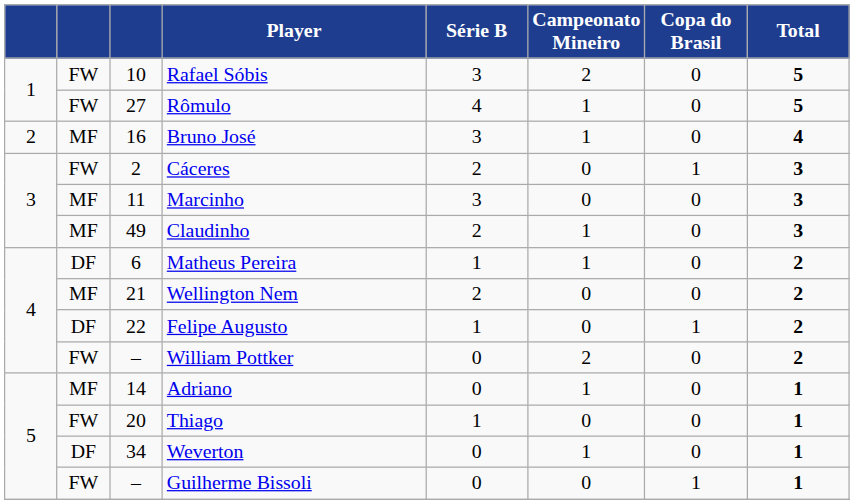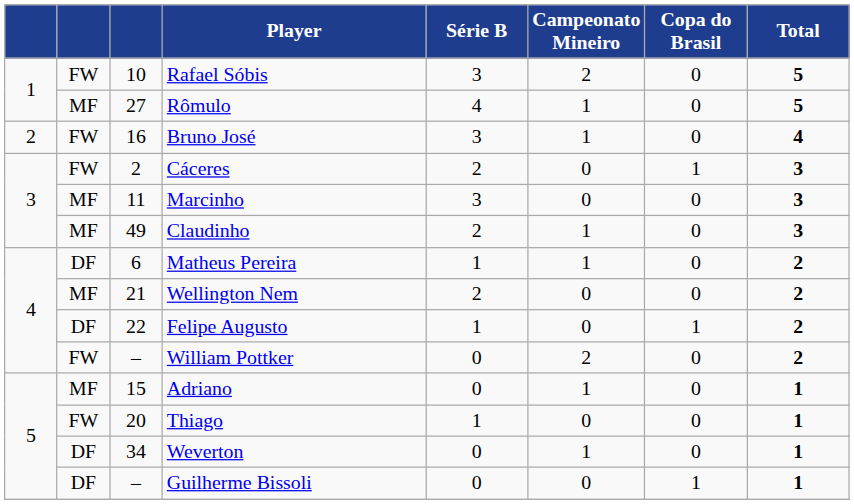(83, 105) FW -> (83, 105) MF
(83, 136) MF -> (83, 136) FW
(136, 388) 14 -> (136, 388) 15
(83, 483) FW -> (83, 483) DF
